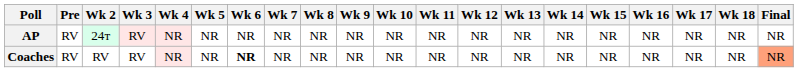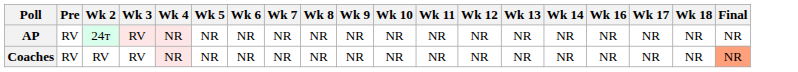- column: (608, 14)
(246, 56) bold -> (246, 56) normal
